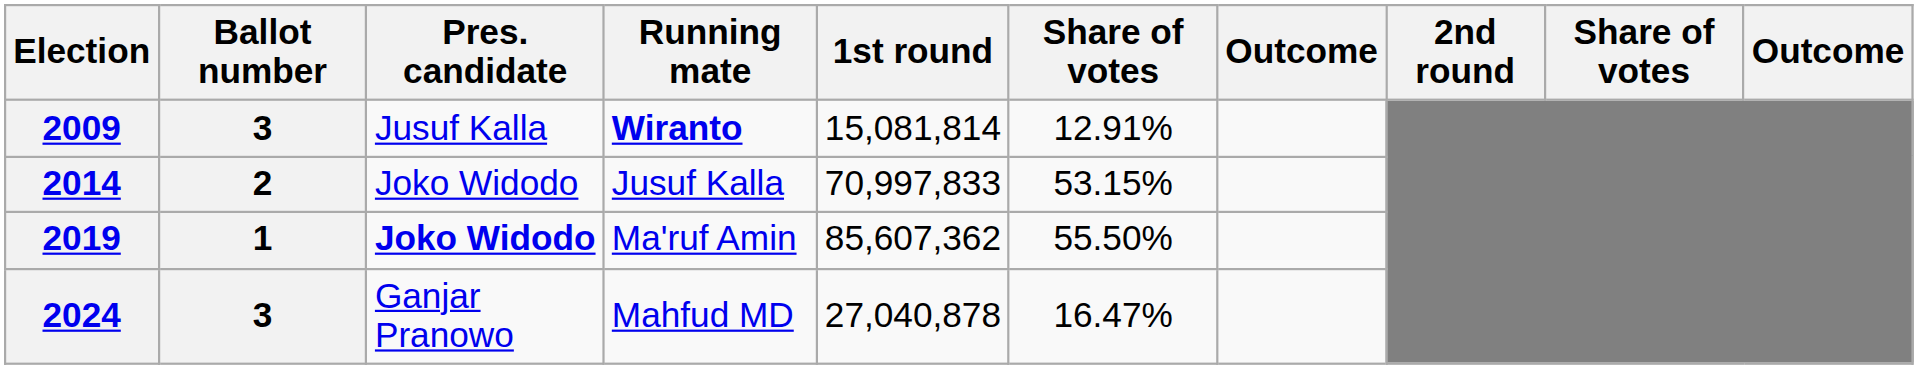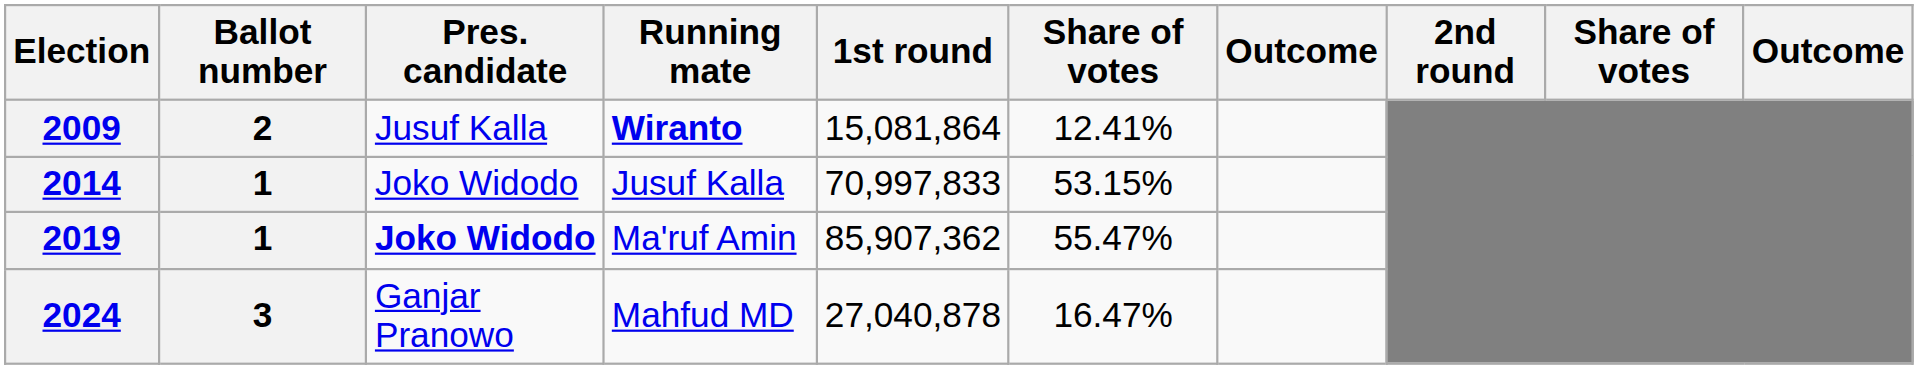(262, 127) 3 -> (262, 127) 2
(913, 127) 15,081,814 -> (913, 127) 15,081,864
(1113, 127) 12.91% -> (1113, 127) 12.41%
(262, 183) 2 -> (262, 183) 1
(913, 239) 85,607,362 -> (913, 239) 85,907,362
(1113, 239) 55.50% -> (1113, 239) 55.47%
